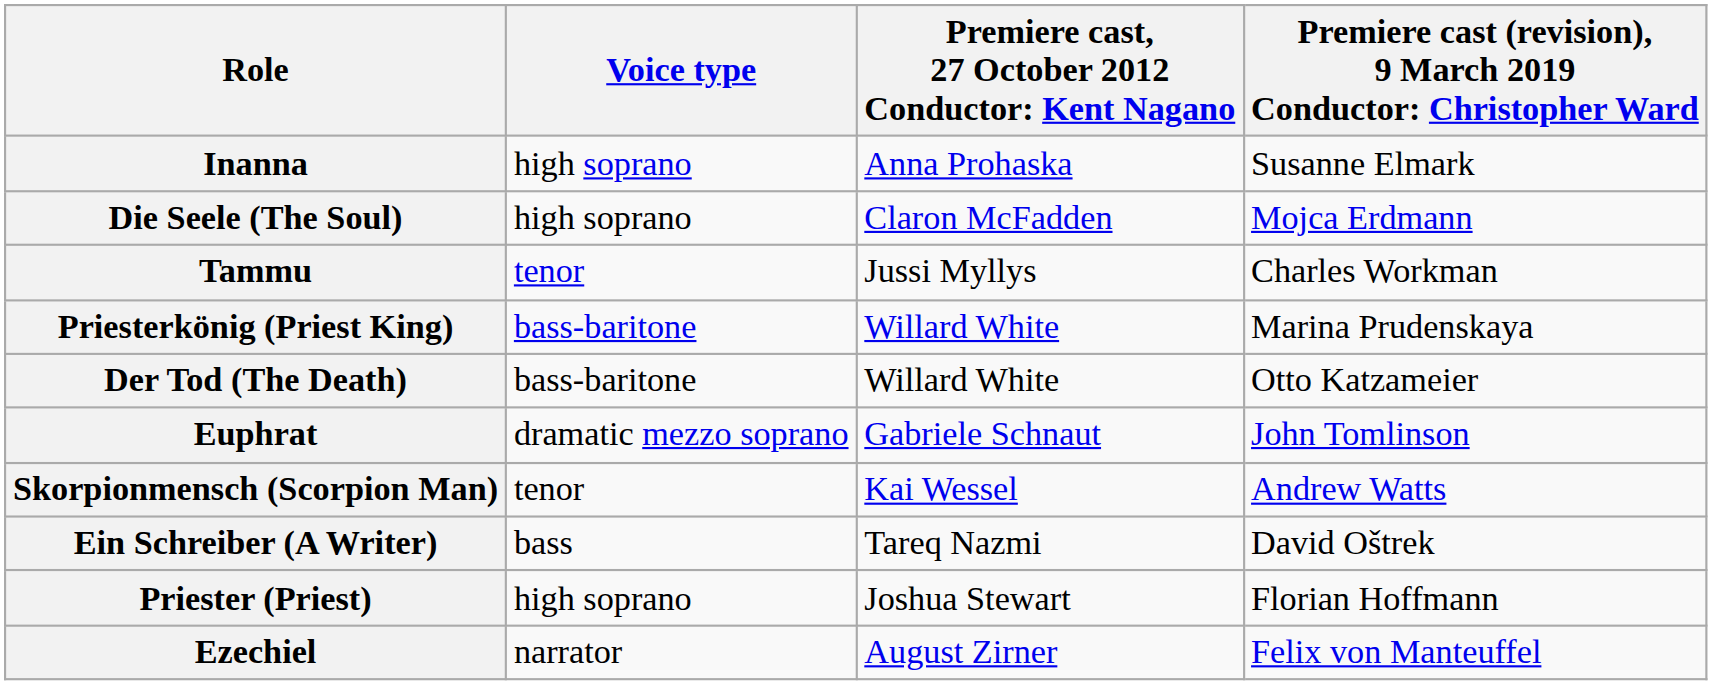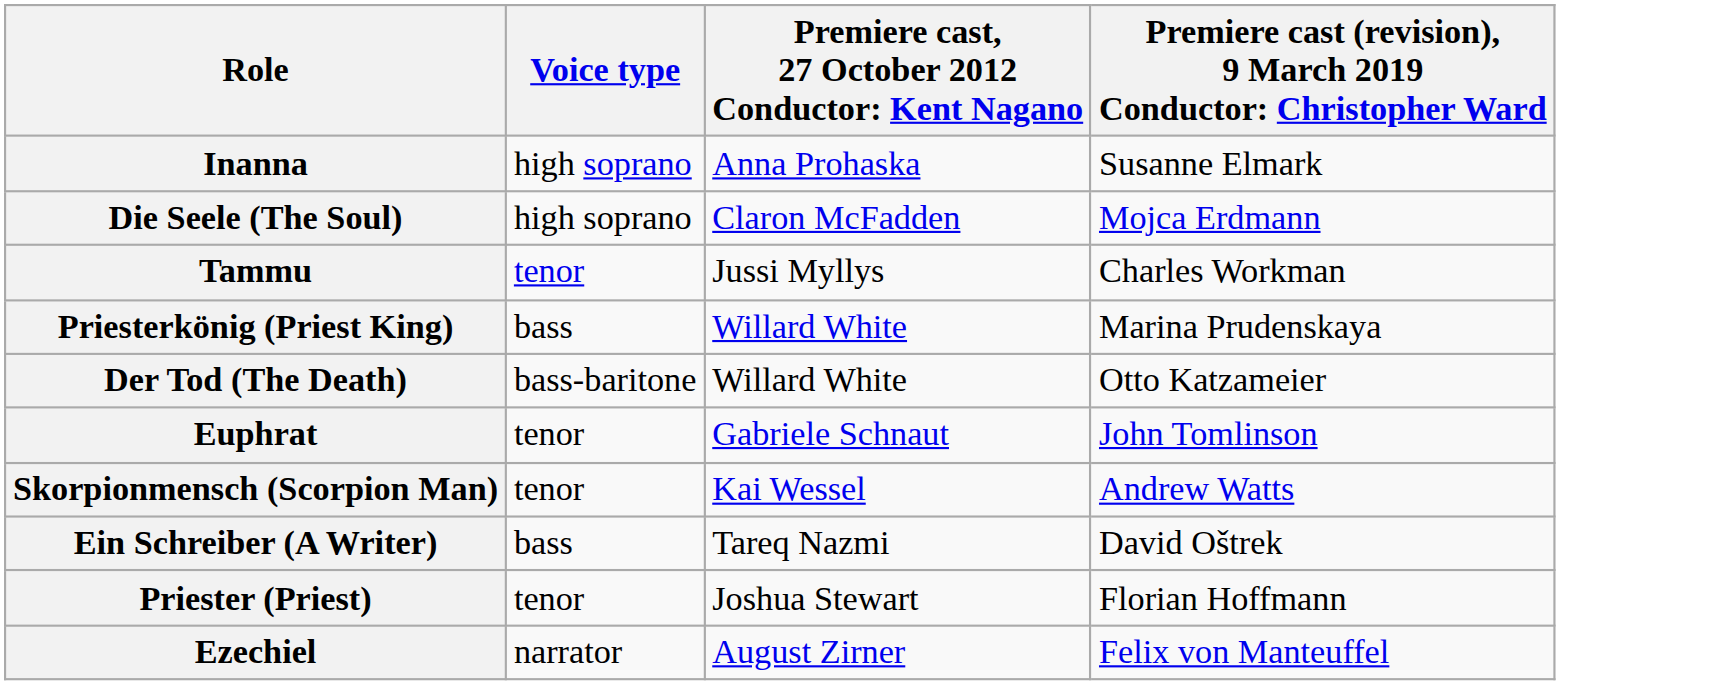(605, 325) bass-baritone -> (543, 325) bass
(681, 434) dramatic mezzo soprano -> (549, 434) tenor
(603, 597) high soprano -> (549, 597) tenor
